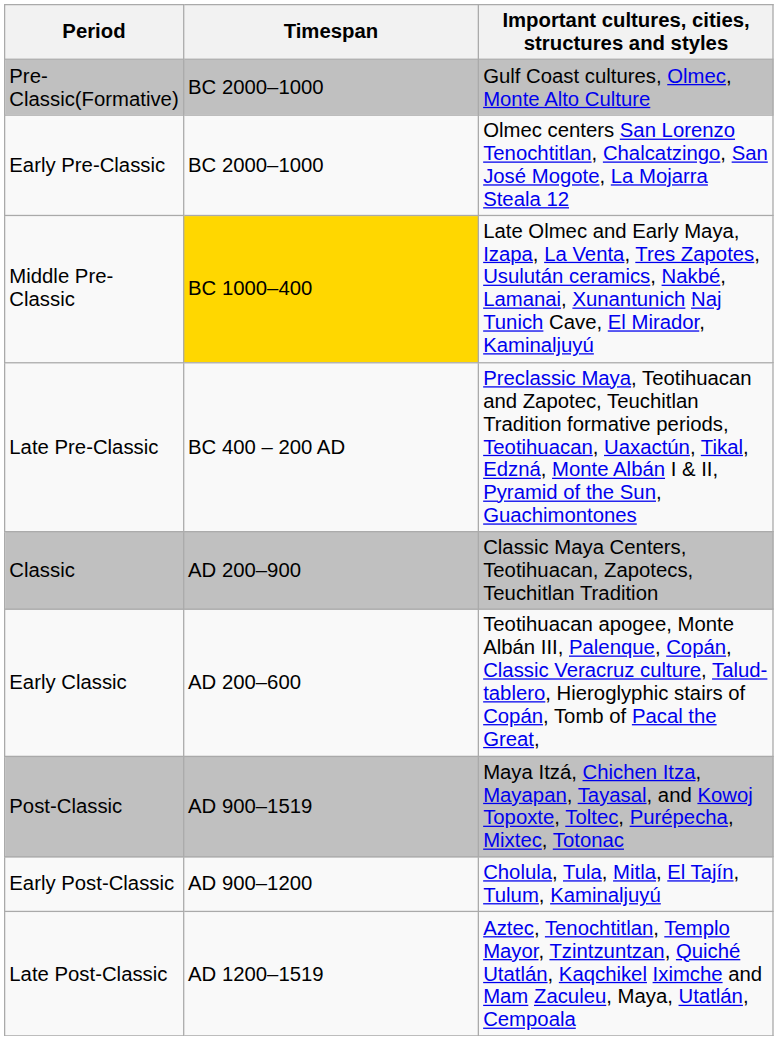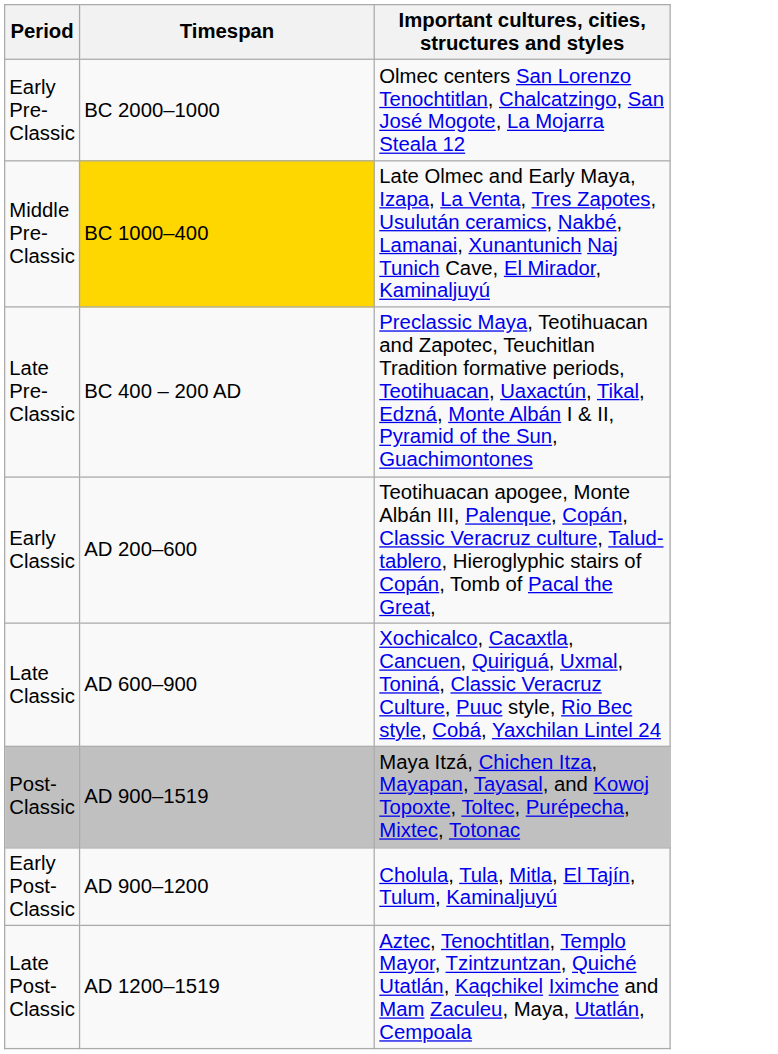- row: (94, 87)
- row: (42, 570)
+ row: (42, 684)
